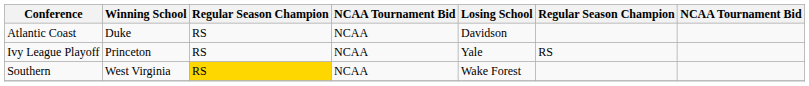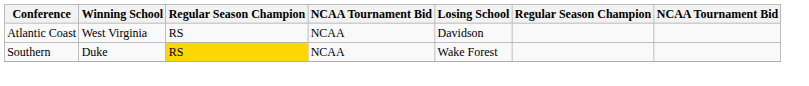(118, 33) Duke -> (114, 33) West Virginia
- row: (53, 52)
(138, 71) West Virginia -> (95, 52) Duke
